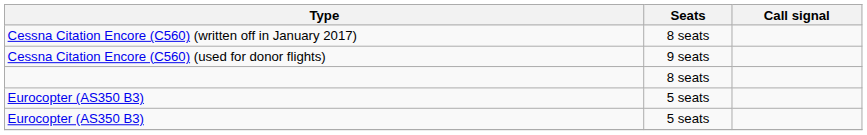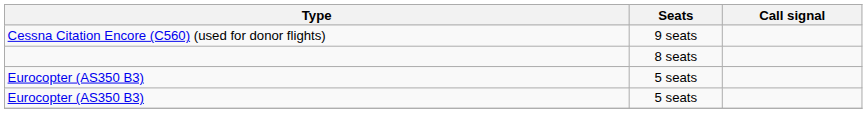- row: (182, 35)
